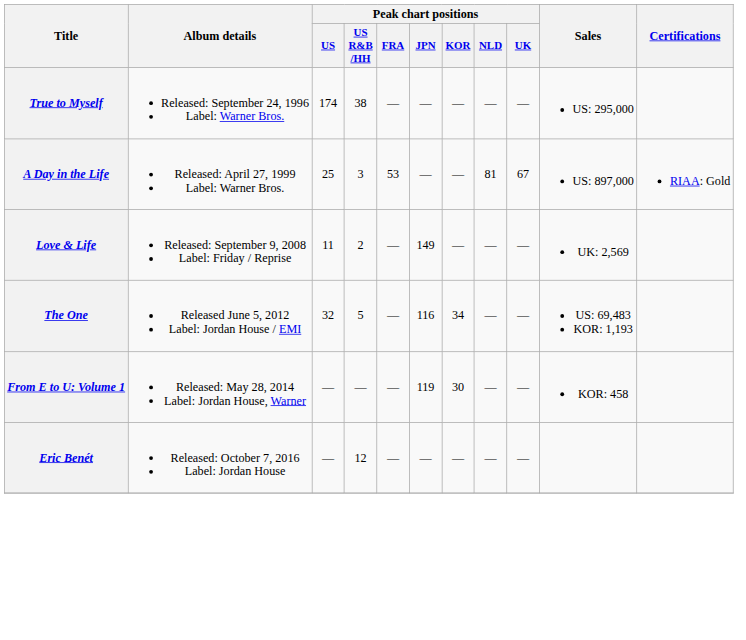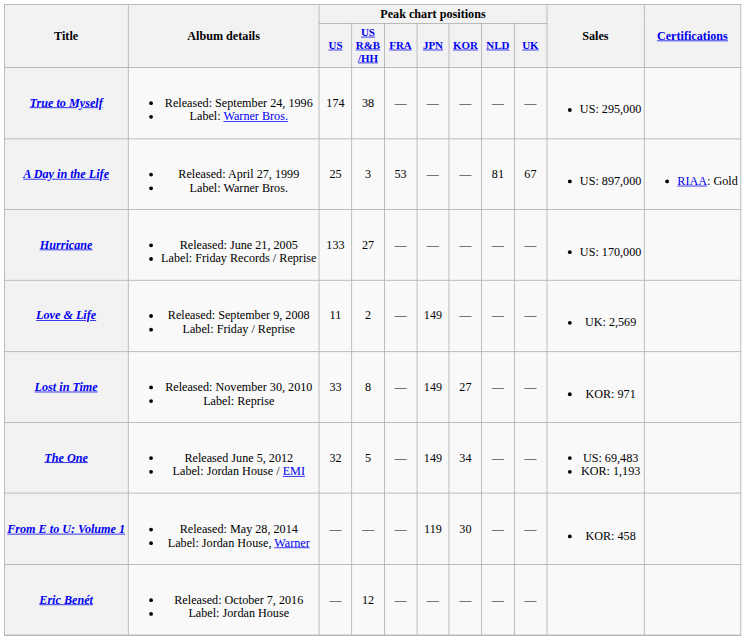+ row: (66, 245)
+ row: (66, 387)
(426, 316) 116 -> (433, 457) 149
